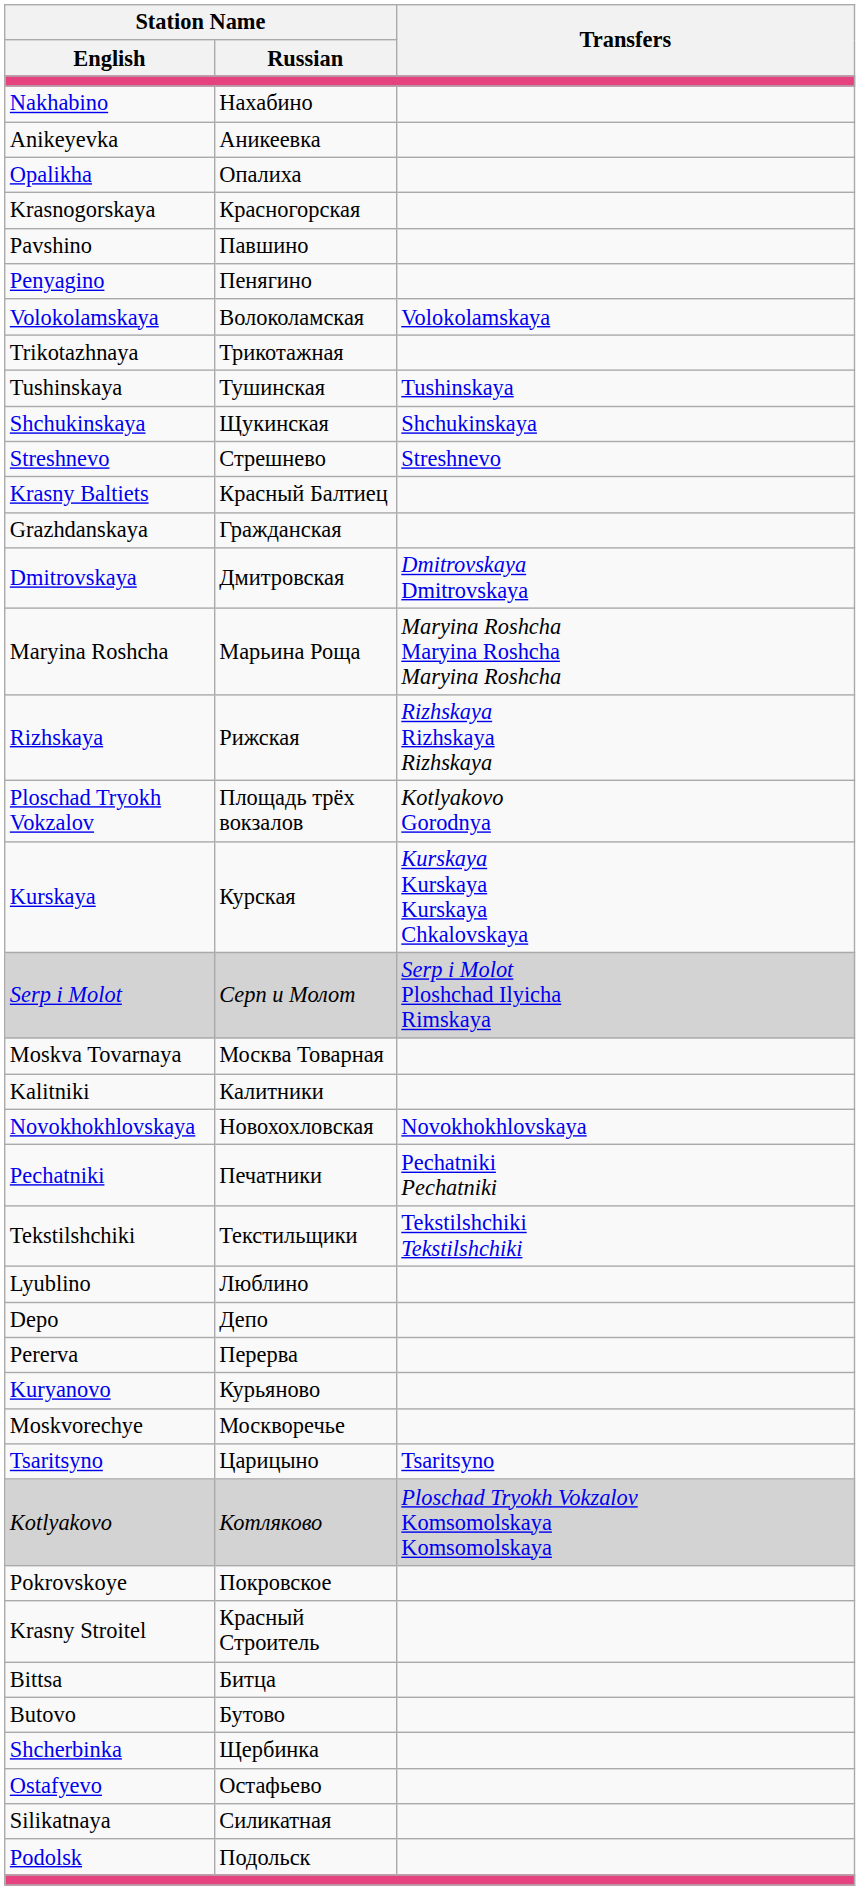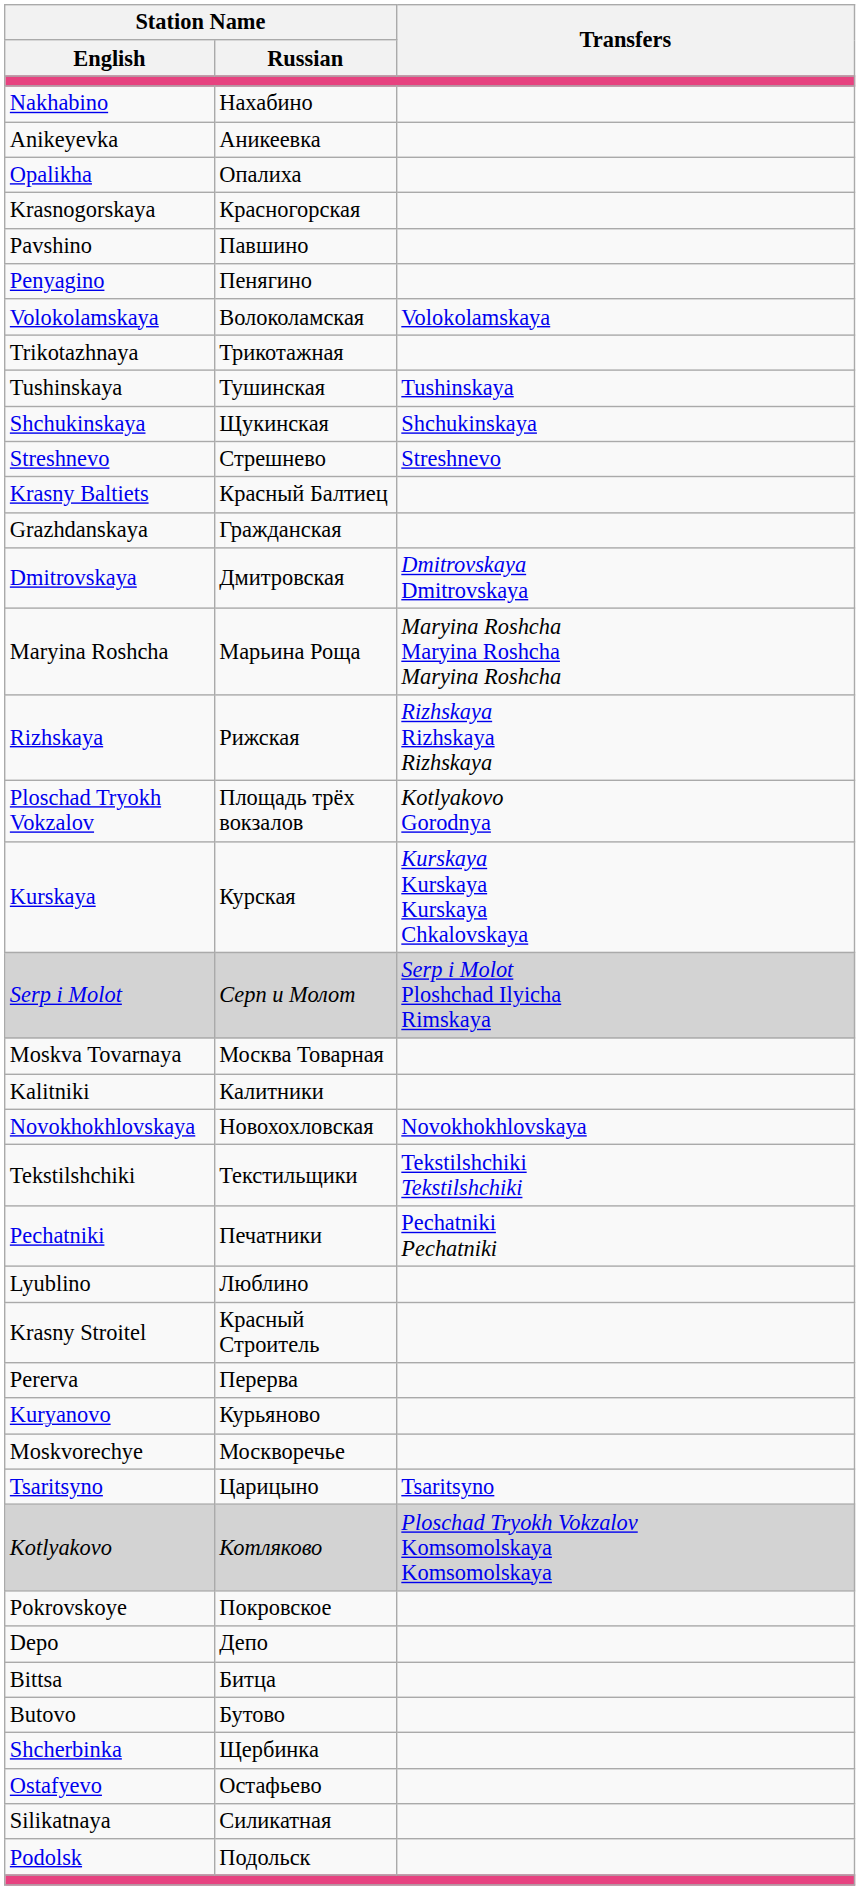rows swapped: (73, 1235) <-> (57, 1174)
rows swapped: (34, 1319) <-> (78, 1631)
